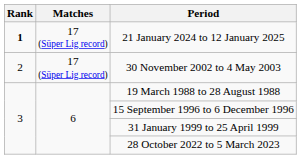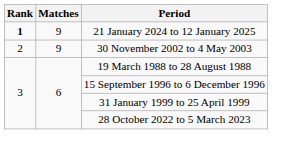(73, 37) 17 (Süper Lig record) -> (58, 31) 9
(73, 67) 17 (Süper Lig record) -> (58, 48) 9
